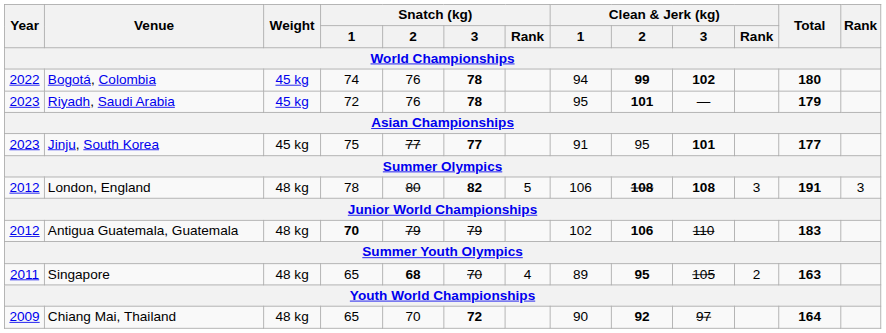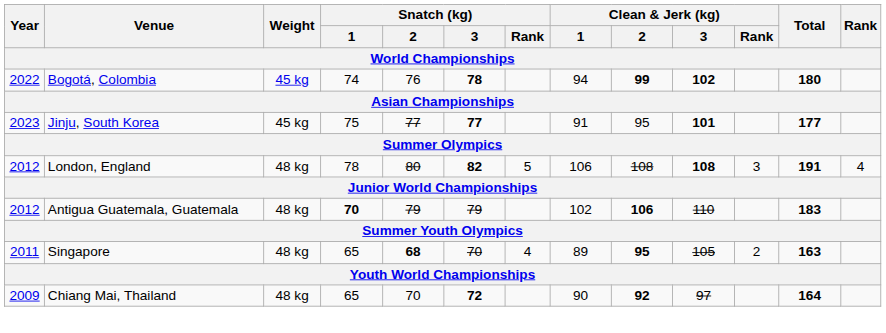- row: (111, 101)
(642, 187) bold -> (642, 166) normal
(861, 187) 3 -> (861, 166) 4
